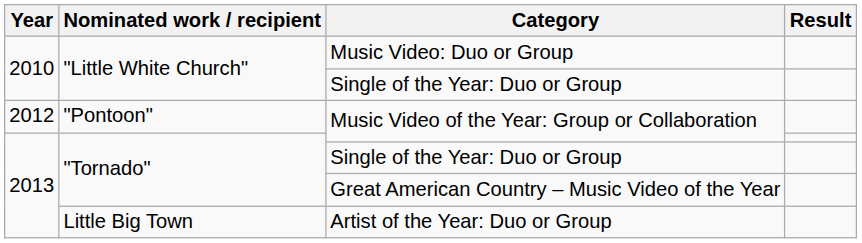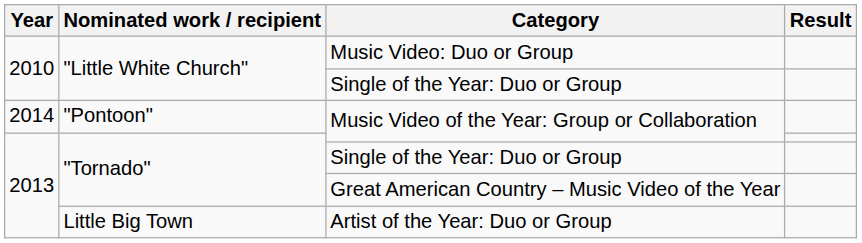(32, 116) 2012 -> (32, 116) 2014
